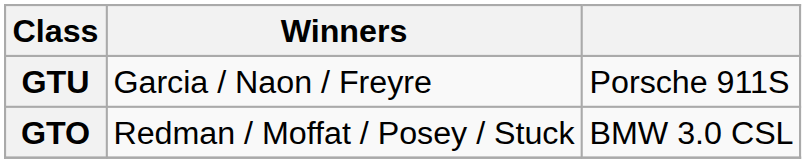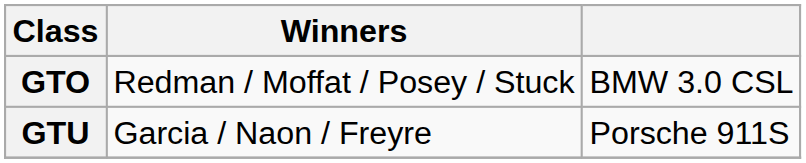rows swapped: (55, 133) <-> (56, 82)
